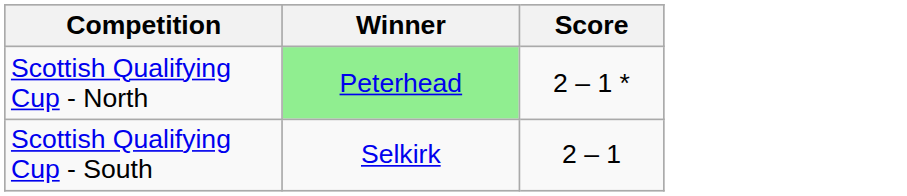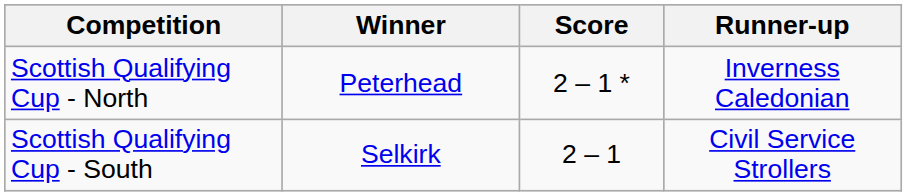+ column: (782, 25)
(401, 82) lightgreen background -> (401, 82) no background
